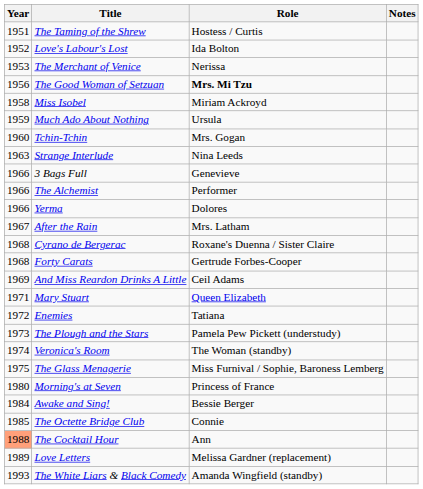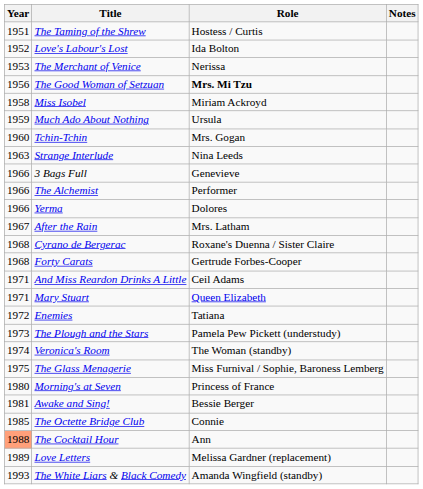(18, 279) 1969 -> (18, 279) 1971
(18, 404) 1984 -> (18, 404) 1981
